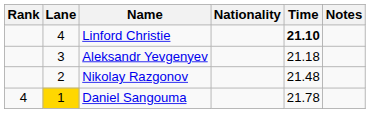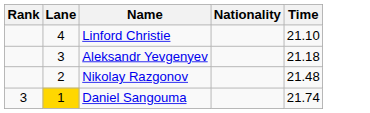- column: (344, 14)
(303, 35) bold -> (303, 35) normal
(23, 98) 4 -> (23, 98) 3
(303, 98) 21.78 -> (303, 98) 21.74
